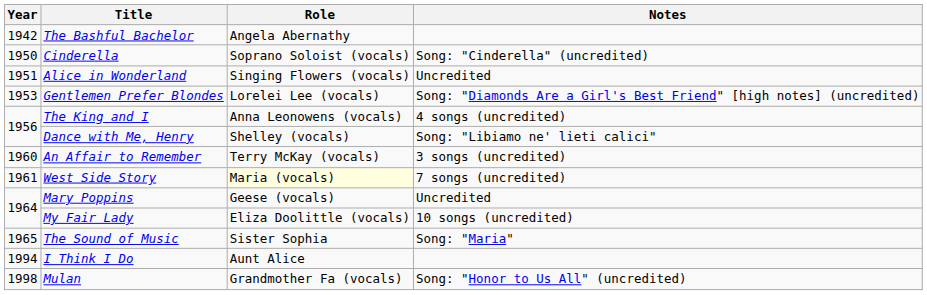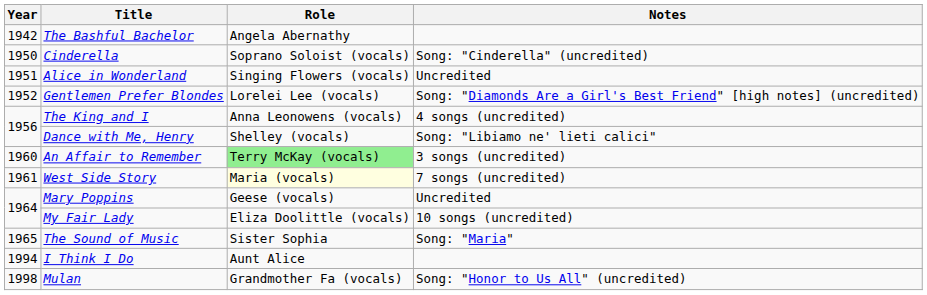(22, 96) 1953 -> (22, 96) 1952
(305, 157) no background -> (305, 157) lightgreen background
